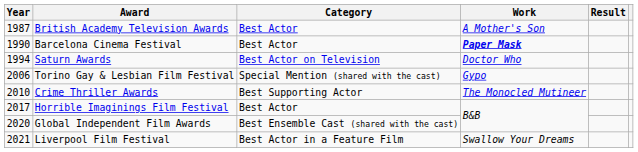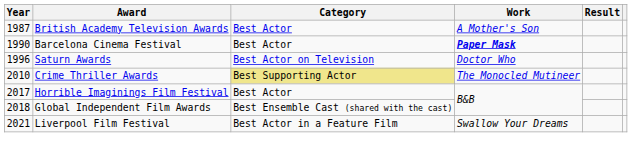(18, 60) 1994 -> (18, 60) 1996
- row: (135, 76)
(301, 92) no background -> (295, 76) khaki background
(18, 124) 2020 -> (18, 108) 2018
